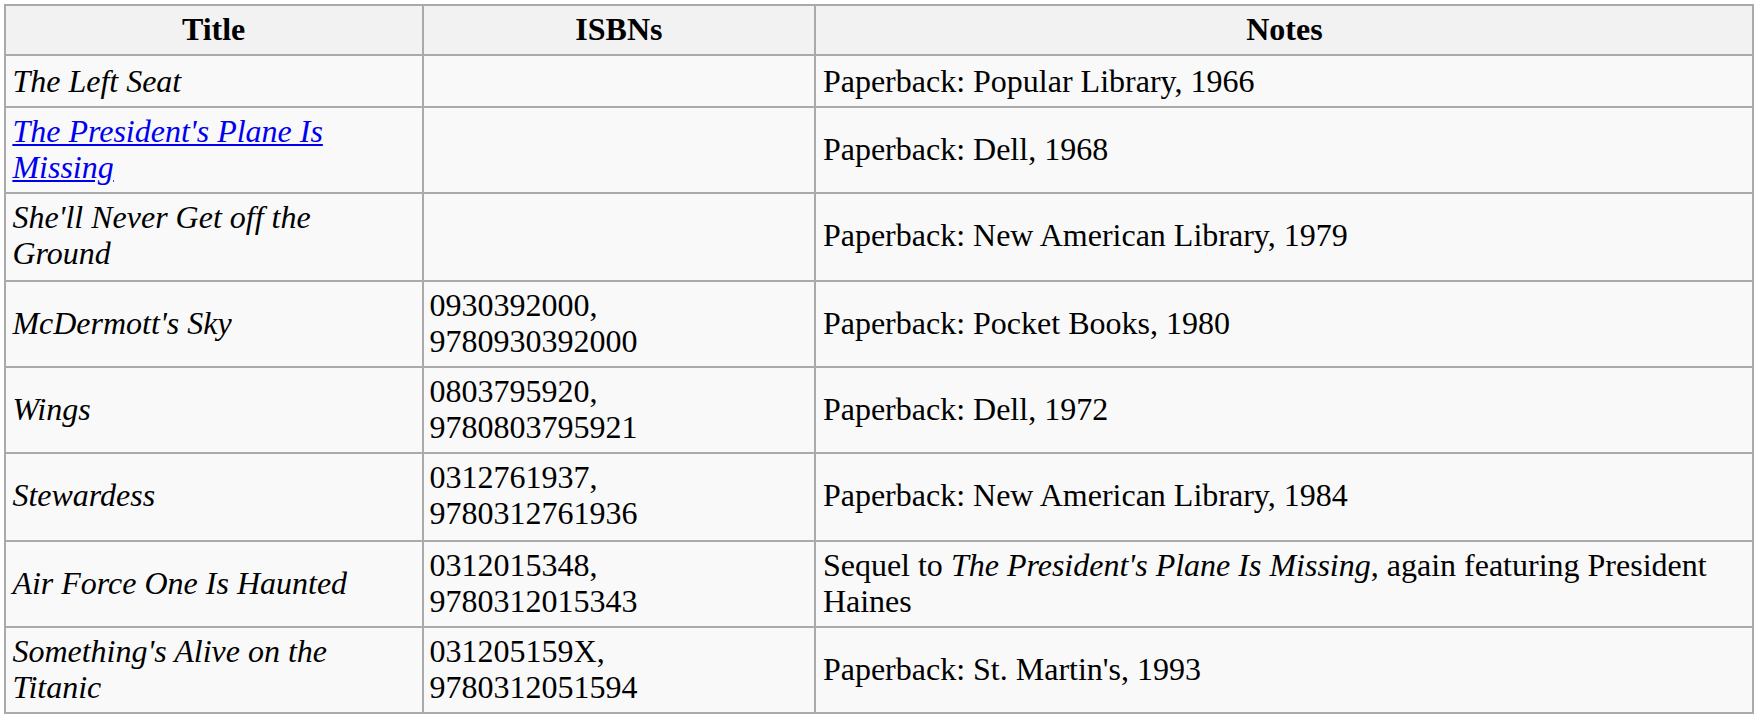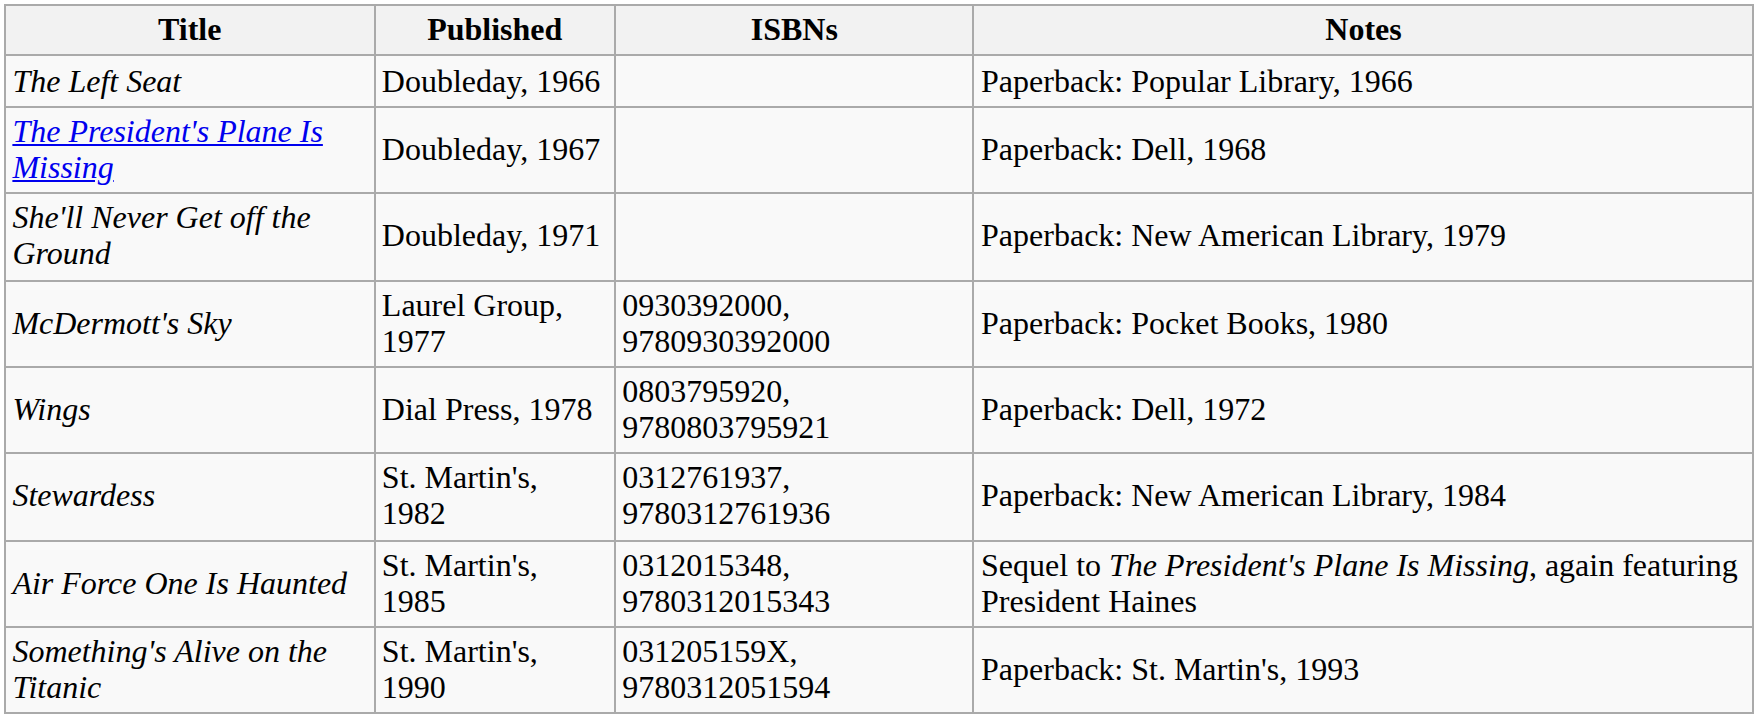+ column: (495, 29)
